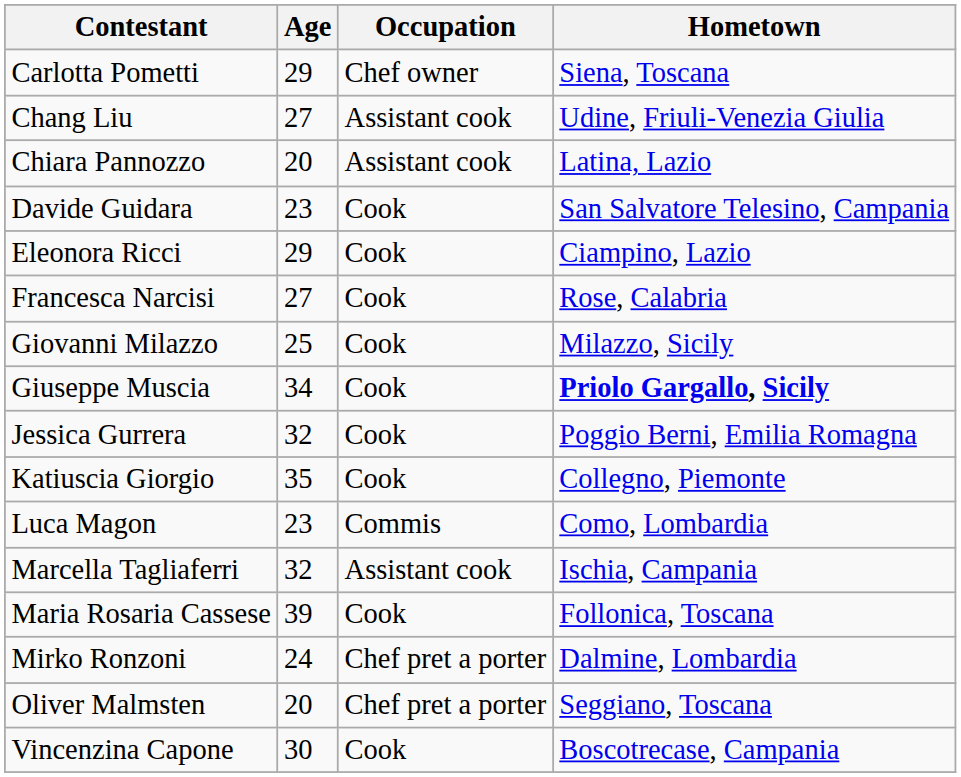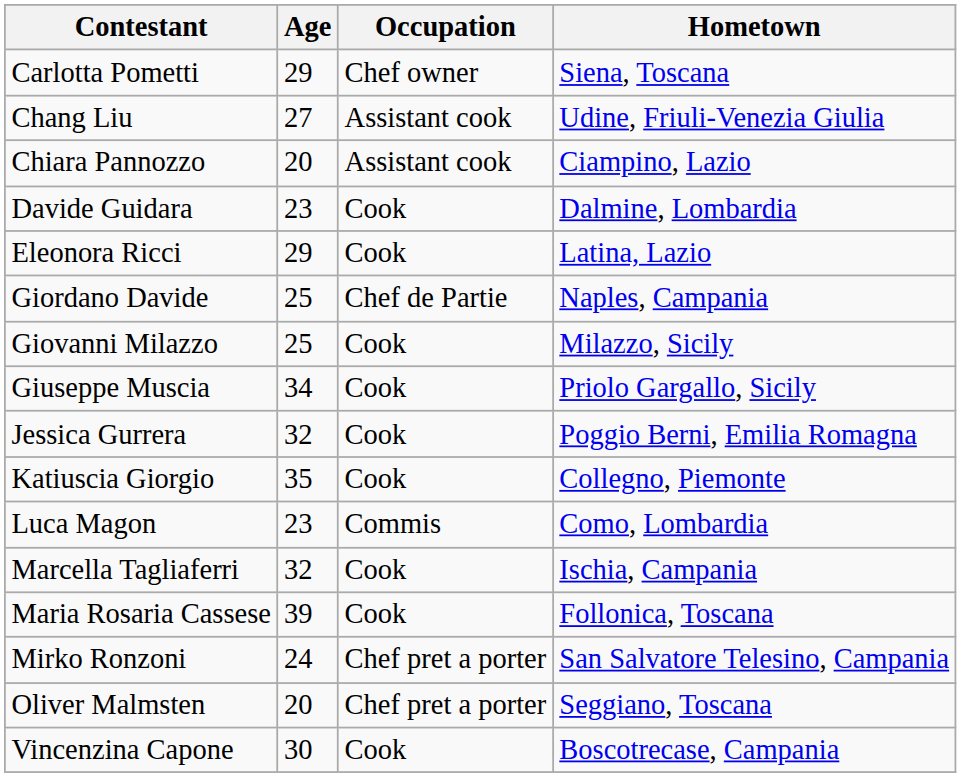(635, 162) Latina, Lazio -> (655, 162) Ciampino, Lazio
(754, 207) San Salvatore Telesino, Campania -> (678, 207) Dalmine, Lombardia
(655, 252) Ciampino, Lazio -> (635, 252) Latina, Lazio
- row: (113, 298)
+ row: (110, 298)
(694, 388) bold -> (688, 388) normal
(428, 569) Assistant cook -> (375, 569) Cook
(678, 659) Dalmine, Lombardia -> (754, 659) San Salvatore Telesino, Campania
